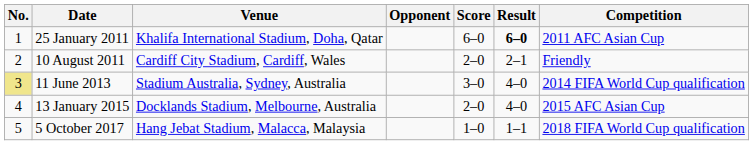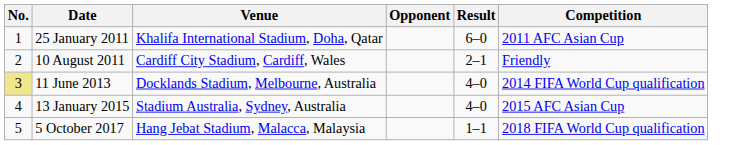- column: (474, 15)
(516, 38) bold -> (476, 38) normal
(241, 83) Stadium Australia, Sydney, Australia -> (256, 83) Docklands Stadium, Melbourne, Australia
(256, 106) Docklands Stadium, Melbourne, Australia -> (241, 106) Stadium Australia, Sydney, Australia
